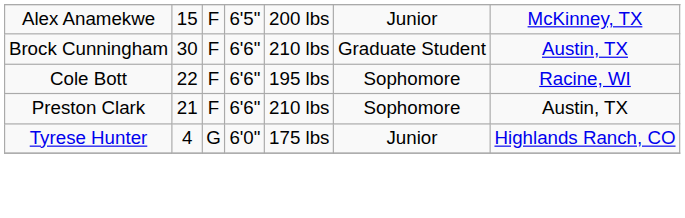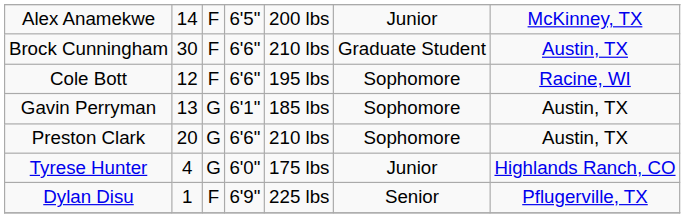(187, 19) 15 -> (187, 19) 14
(187, 78) 22 -> (187, 78) 12
+ row: (88, 108)
(187, 108) 21 -> (187, 138) 20
(213, 108) F -> (213, 138) G
+ row: (89, 197)
